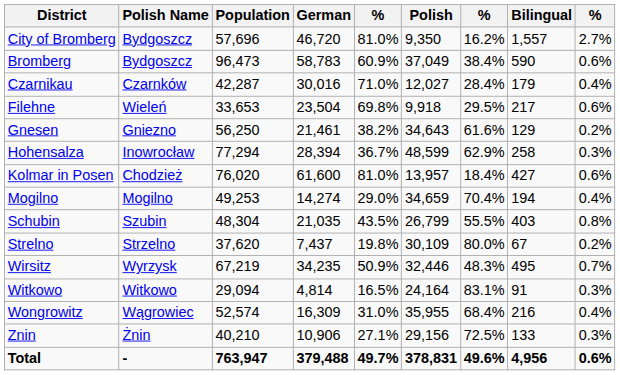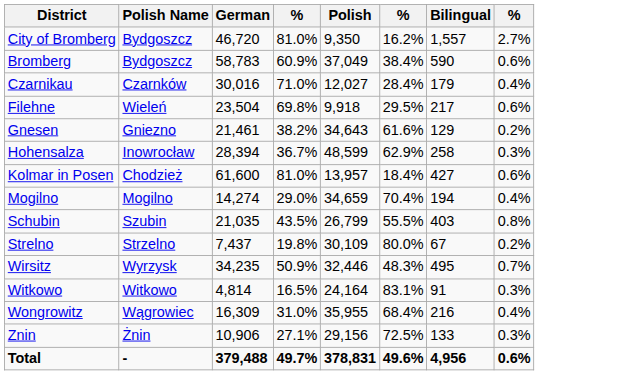- column: (253, 15)
